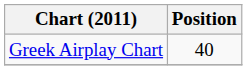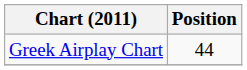(204, 49) 40 -> (204, 49) 44
